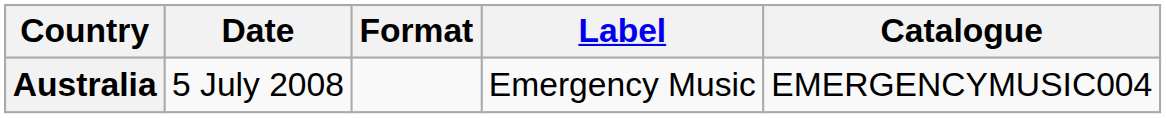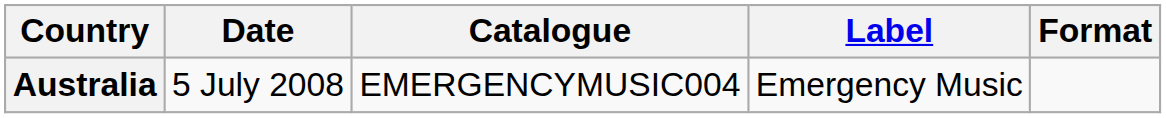columns swapped: (416, 31) <-> (962, 31)
